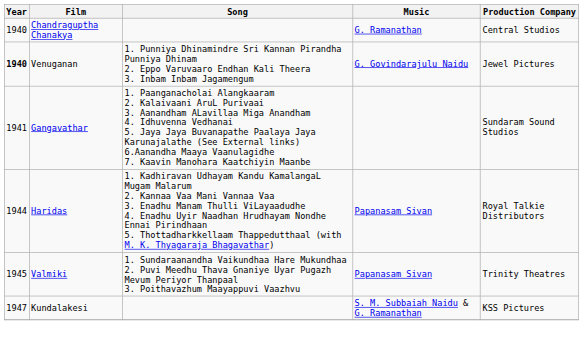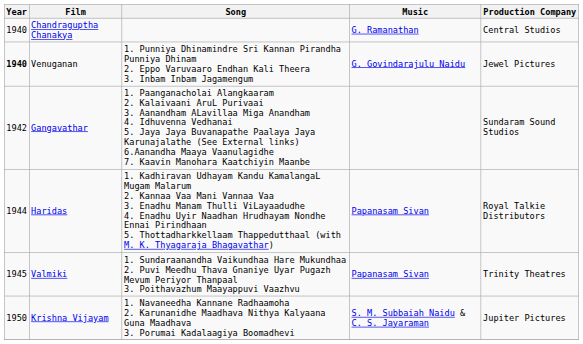(17, 128) 1941 -> (17, 128) 1942
- row: (60, 308)
+ row: (70, 318)
